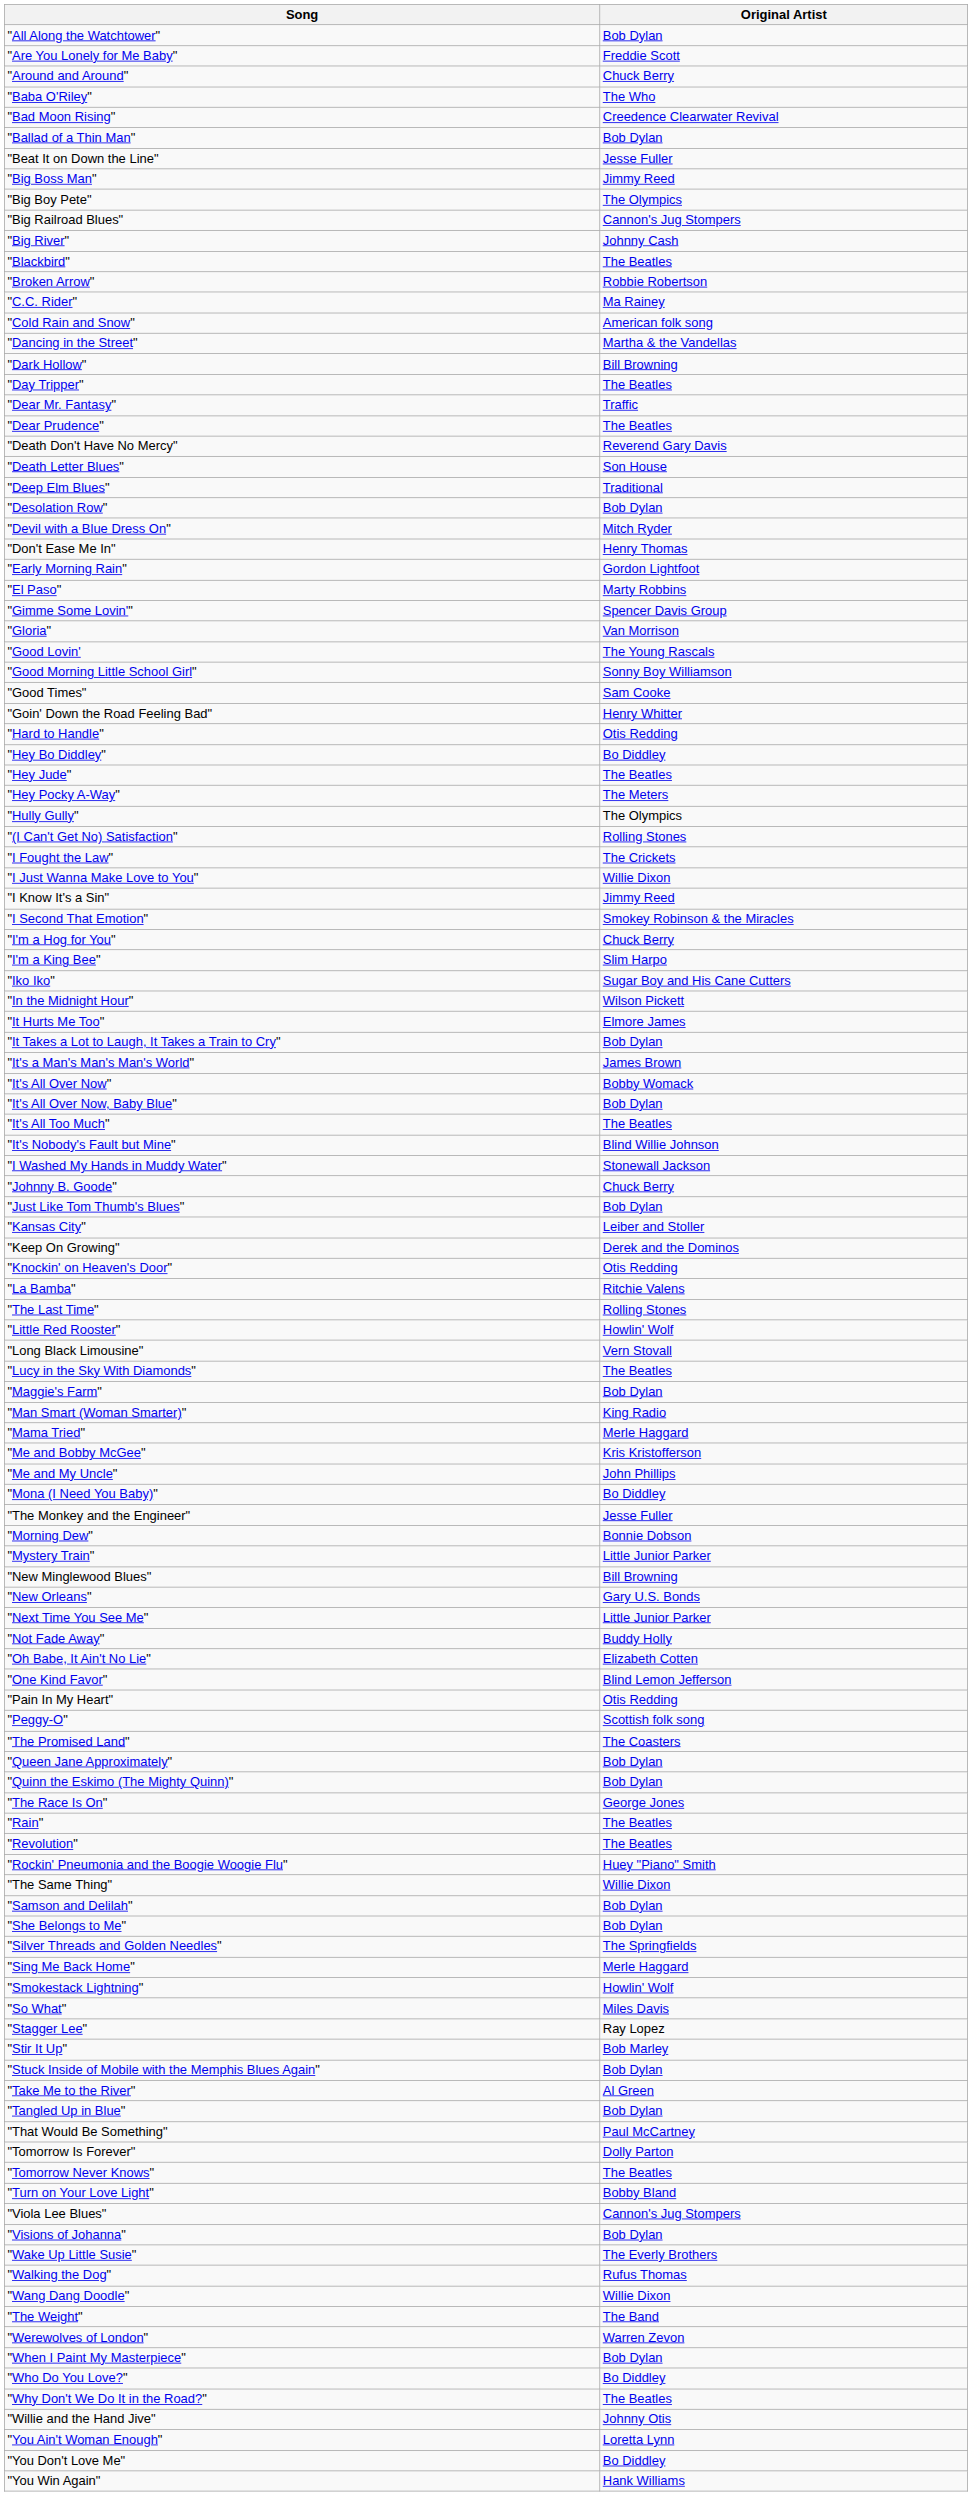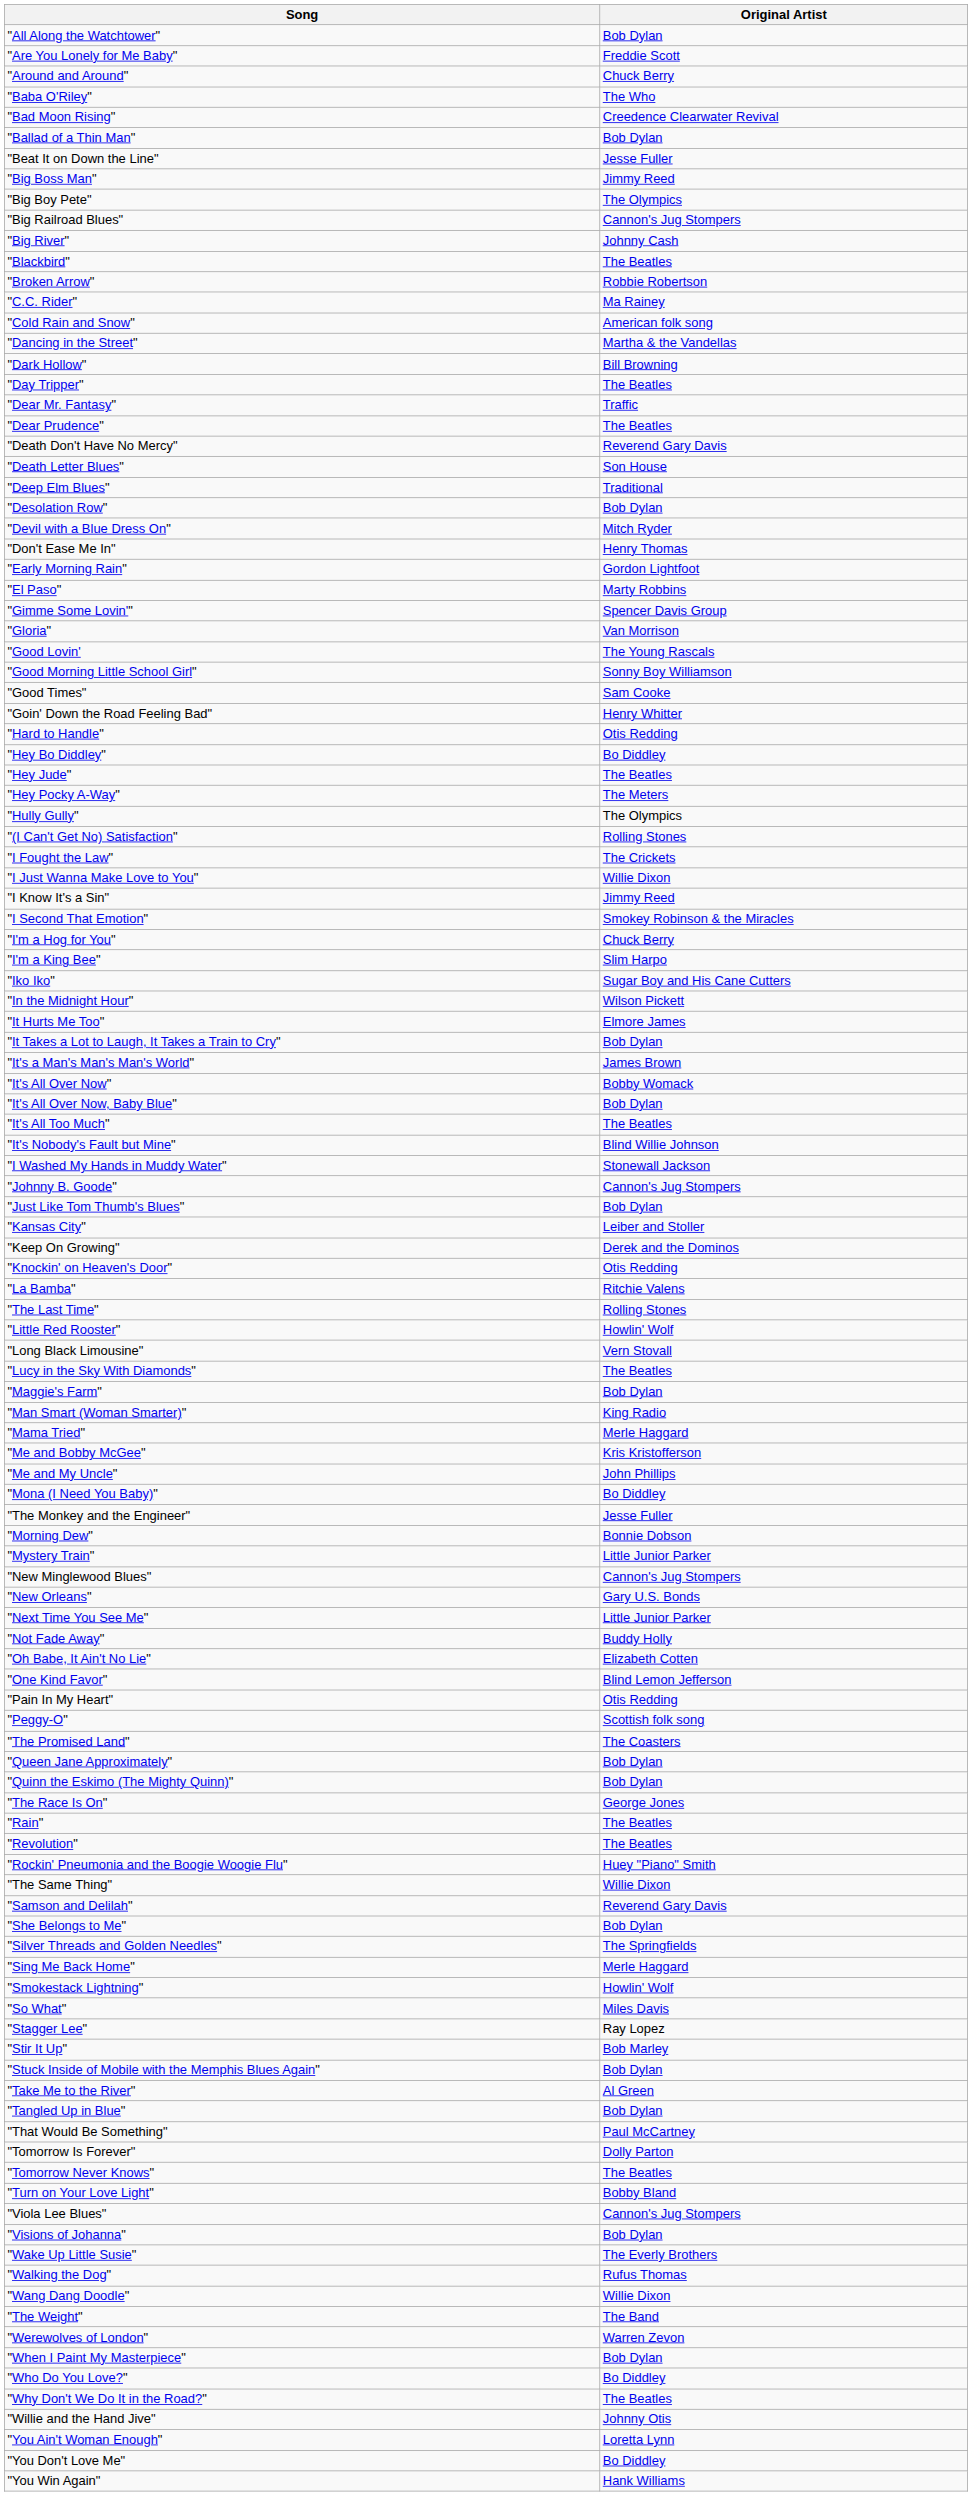(638, 1186) Chuck Berry -> (672, 1186) Cannon's Jug Stompers
(640, 1576) Bill Browning -> (672, 1576) Cannon's Jug Stompers
(633, 1905) Bob Dylan -> (665, 1905) Reverend Gary Davis
